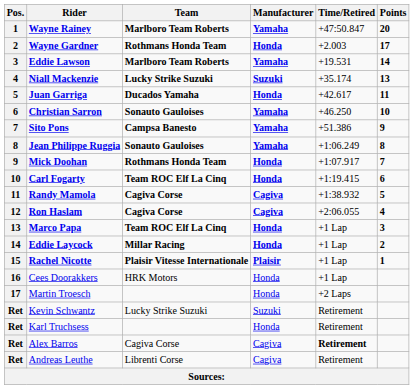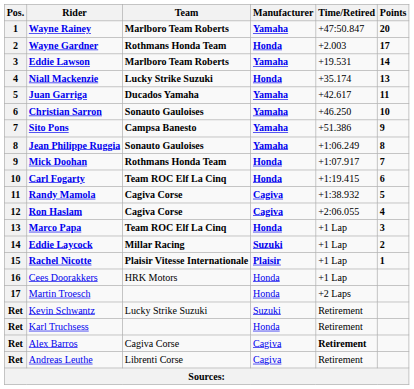(268, 79) Suzuki -> (267, 79) Honda
(267, 95) Honda -> (271, 95) Yamaha
(267, 244) Honda -> (268, 244) Suzuki
